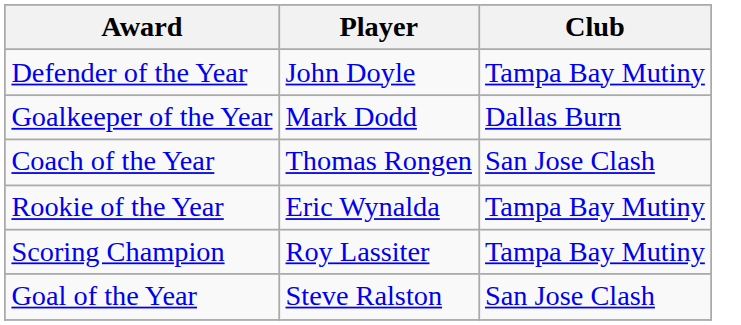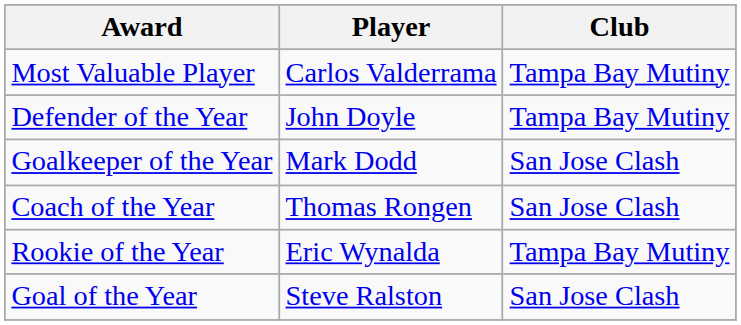+ row: (133, 71)
(553, 116) Dallas Burn -> (595, 161) San Jose Clash
- row: (118, 251)
